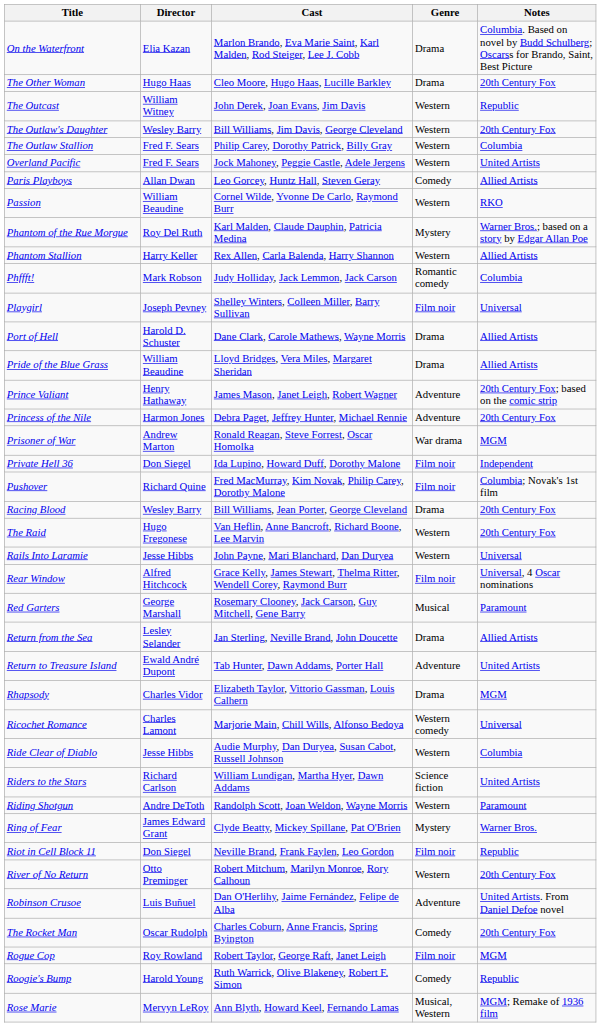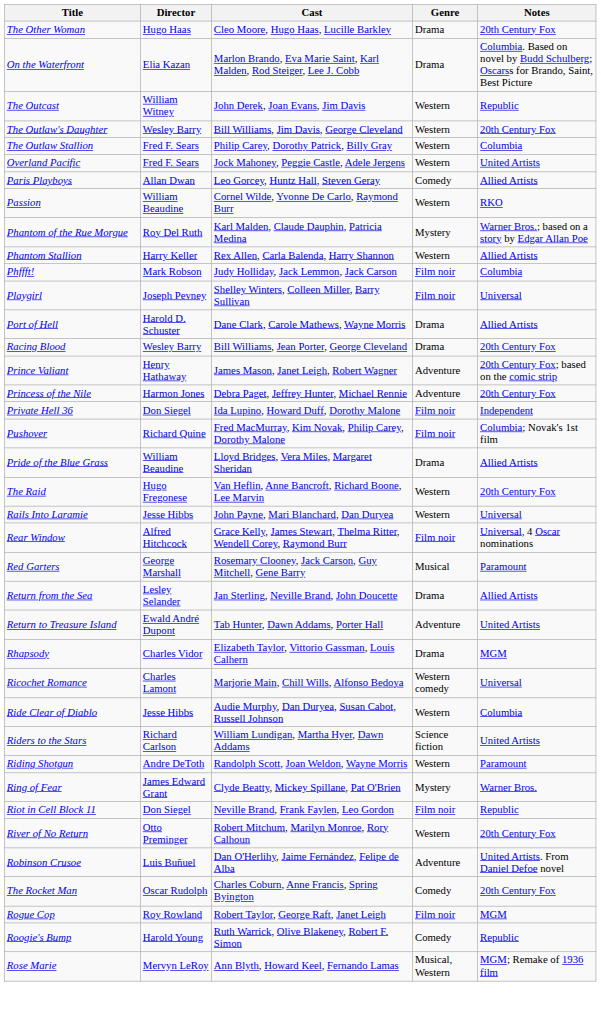rows swapped: (45, 48) <-> (46, 83)
(436, 278) Romantic comedy -> (435, 272) Film noir
rows swapped: (57, 365) <-> (36, 509)
- row: (41, 440)
